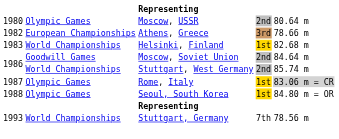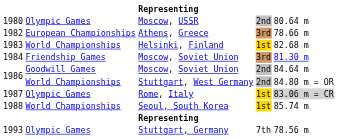+ row: (13, 57)
(291, 70) 85.74 m -> (304, 82) 84.80 m = OR
(58, 94) Olympic Games -> (73, 106) World Championships
(304, 94) 84.80 m = OR -> (291, 106) 85.74 m
(73, 118) World Championships -> (58, 130) Olympic Games
